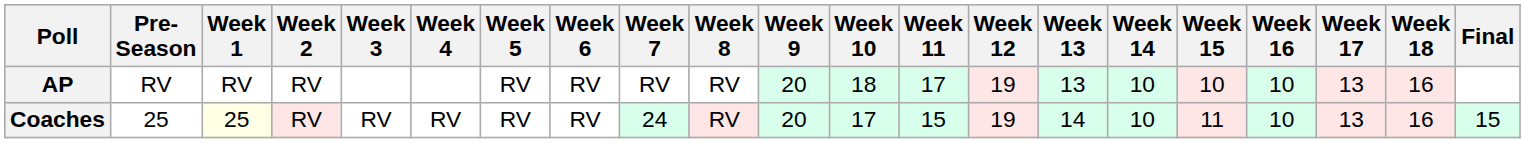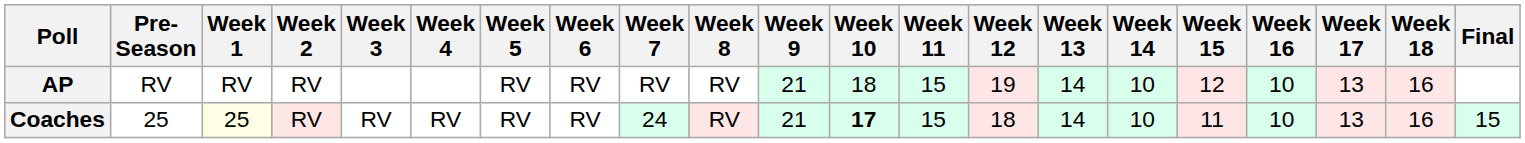(794, 84) 20 -> (794, 84) 21
(933, 84) 17 -> (933, 84) 15
(1073, 84) 13 -> (1073, 84) 14
(1212, 84) 10 -> (1212, 84) 12
(794, 120) 20 -> (794, 120) 21
(864, 120) normal -> (864, 120) bold
(1003, 120) 19 -> (1003, 120) 18
